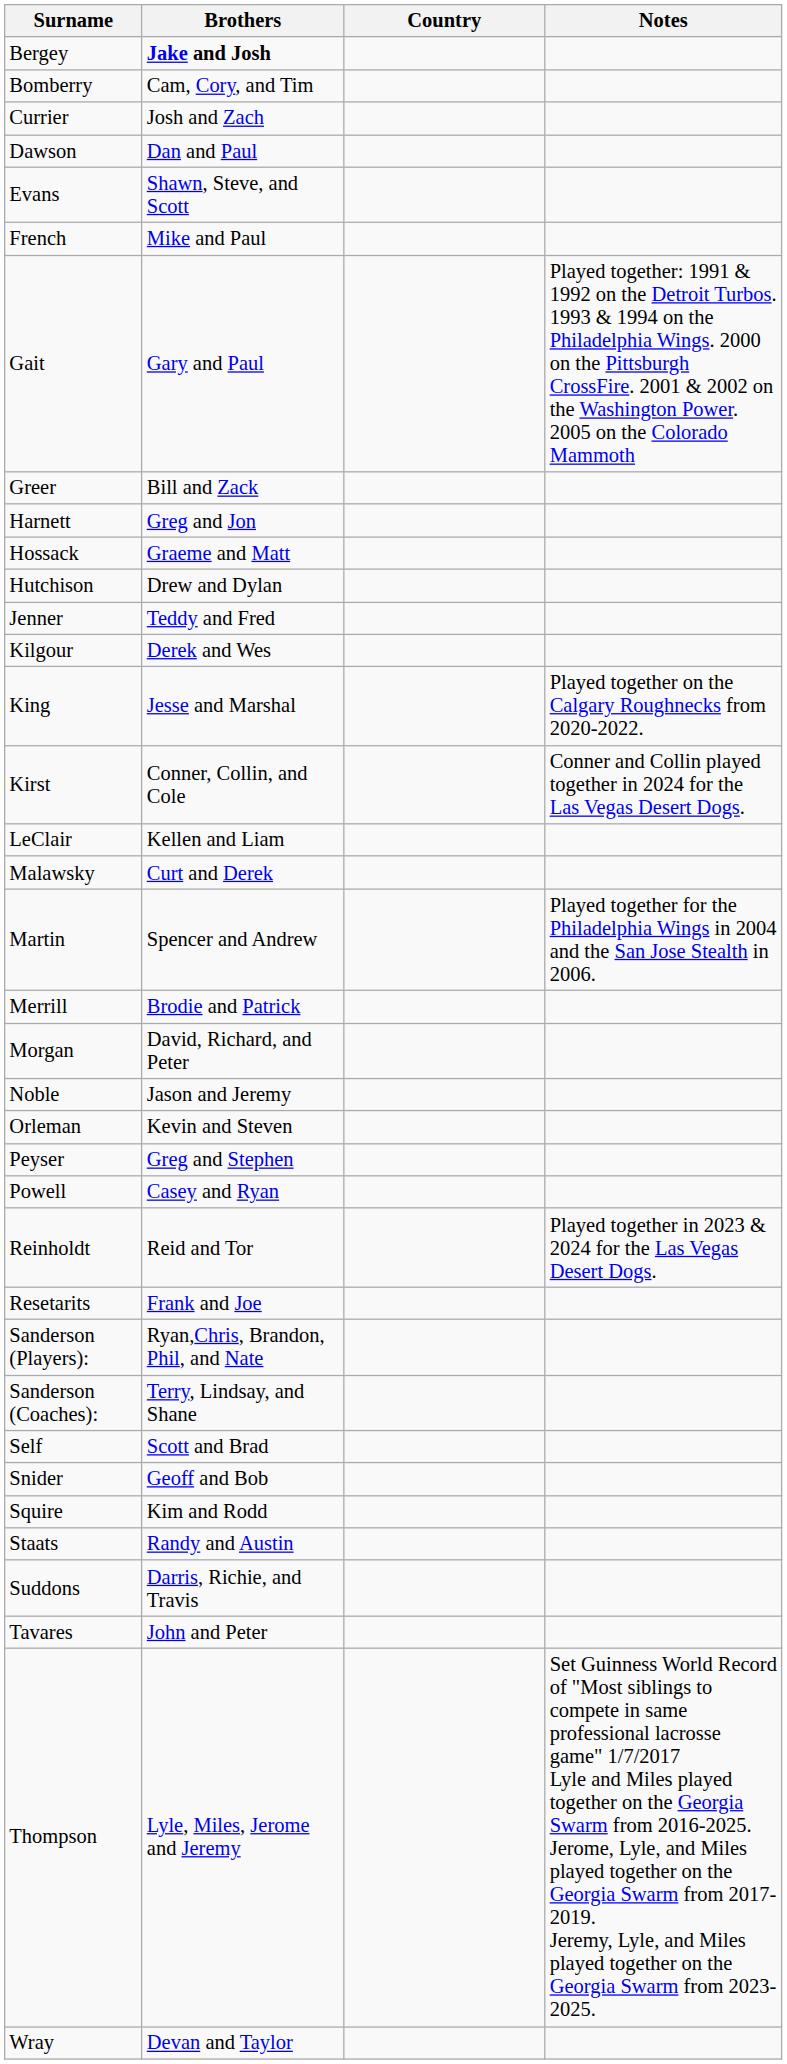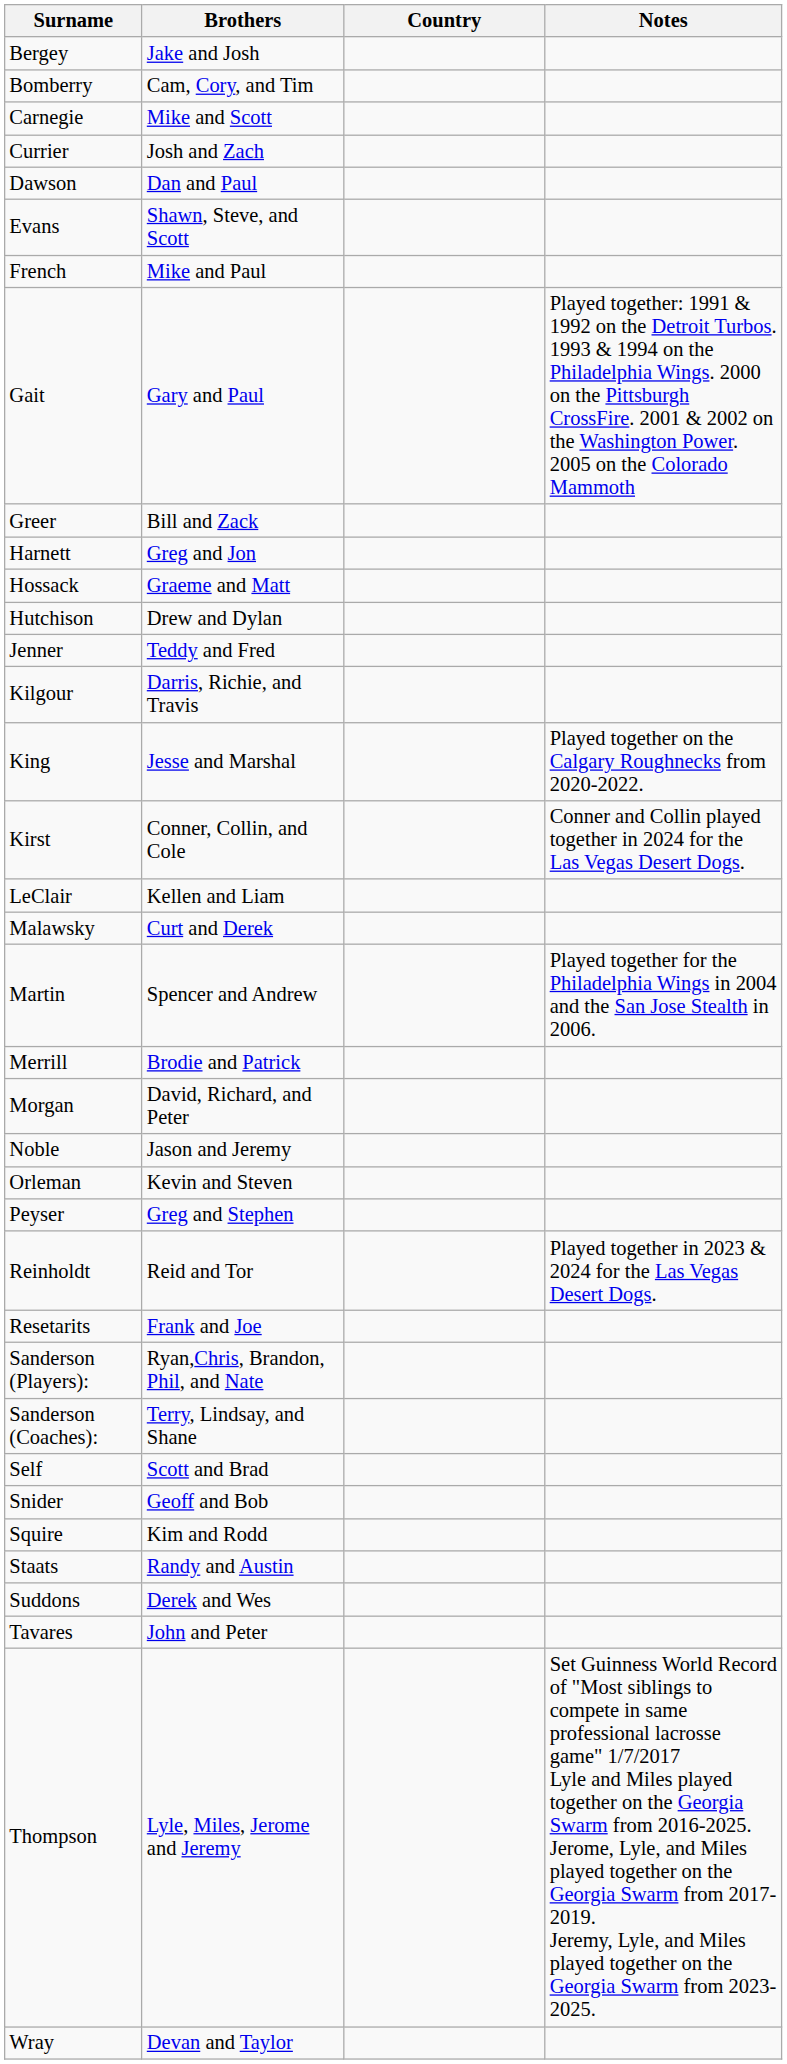(209, 53) bold -> (203, 53) normal
+ row: (46, 118)
(209, 650) Derek and Wes -> (224, 694) Darris, Richie, and Travis
- row: (38, 1191)
(224, 1587) Darris, Richie, and Travis -> (209, 1599) Derek and Wes
